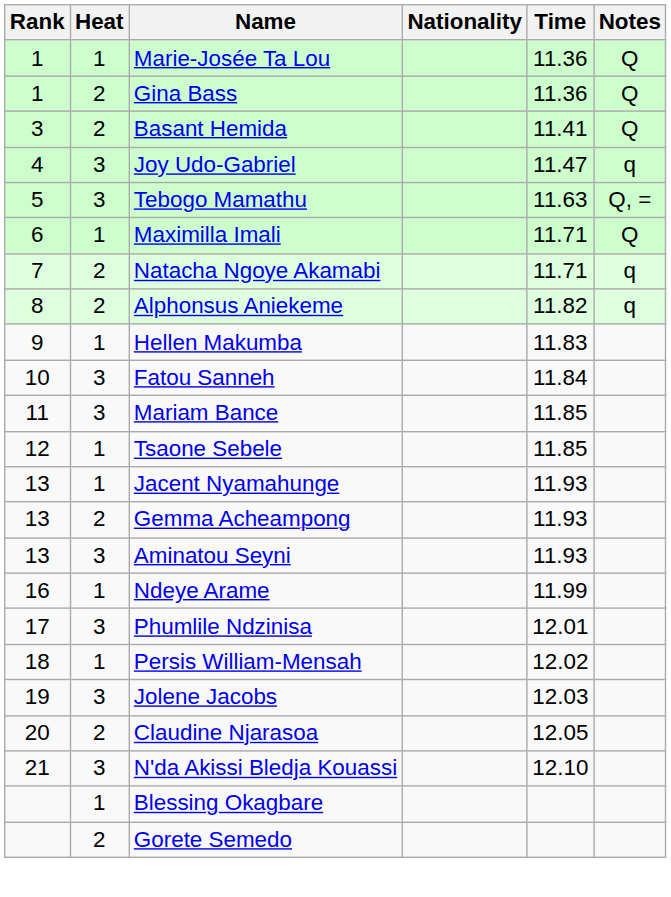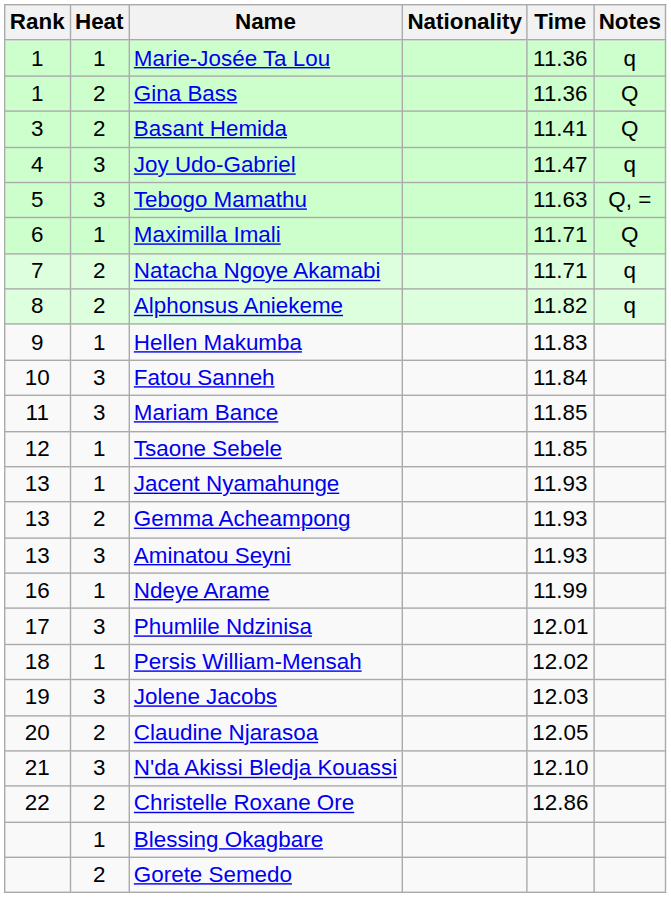(630, 57) Q -> (630, 57) q
+ row: (244, 803)
